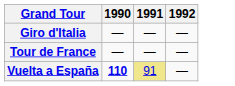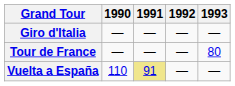+ column: (214, 14)
(118, 71) bold -> (118, 71) normal
